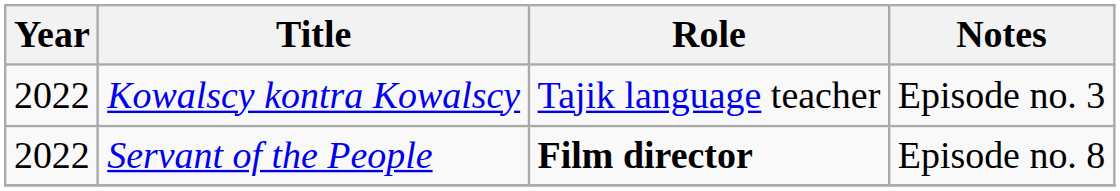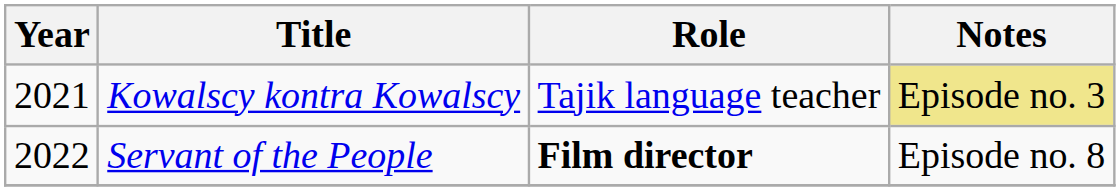(52, 94) 2022 -> (52, 94) 2021
(1002, 94) no background -> (1002, 94) khaki background
